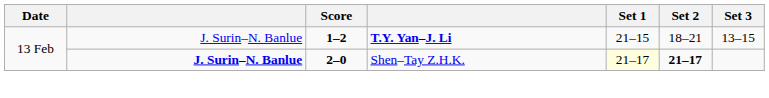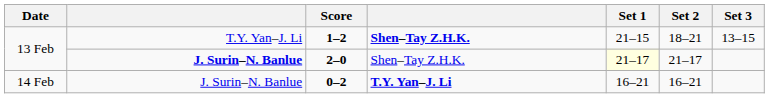(251, 38) J. Surin–N. Banlue -> (264, 38) T.Y. Yan–J. Li
(411, 38) T.Y. Yan–J. Li -> (420, 38) Shen–Tay Z.H.K.
(685, 60) bold -> (685, 60) normal
+ row: (336, 82)
